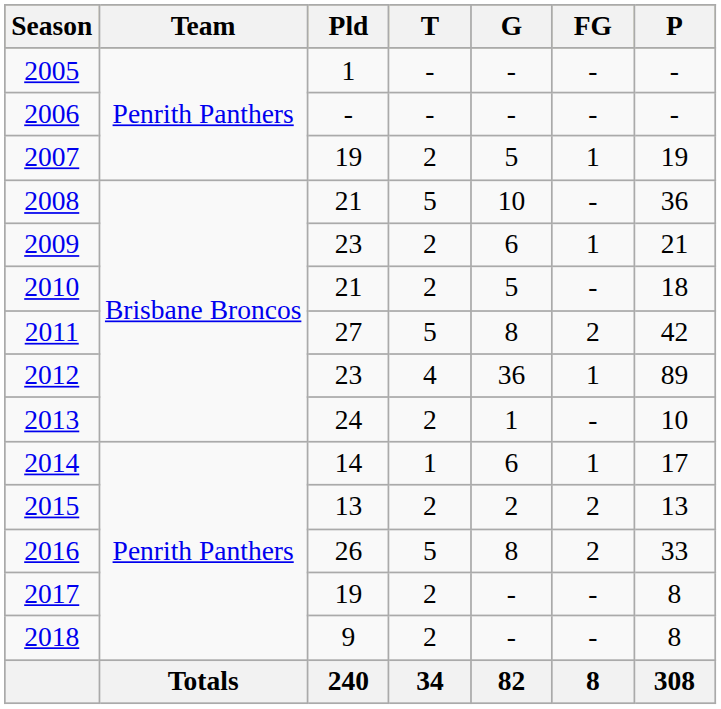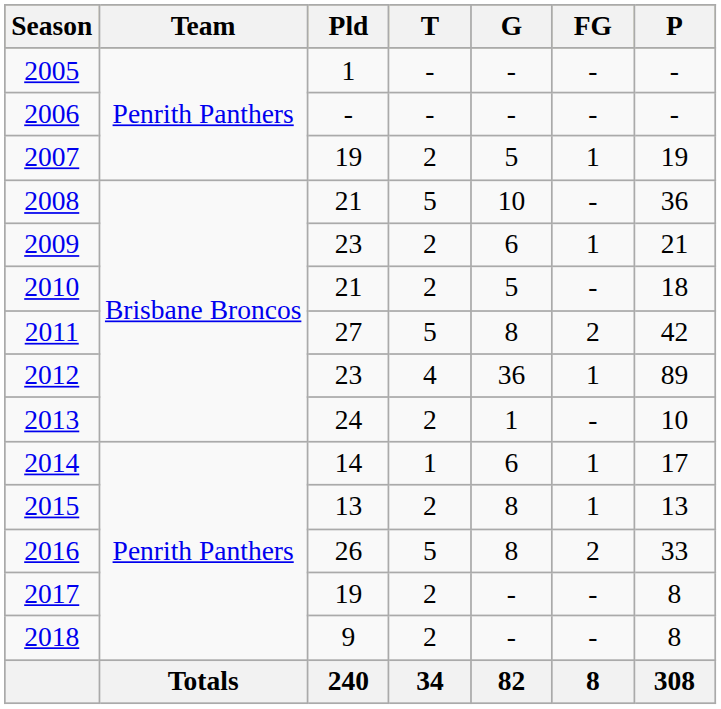(511, 506) 2 -> (511, 506) 8
(593, 506) 2 -> (593, 506) 1
